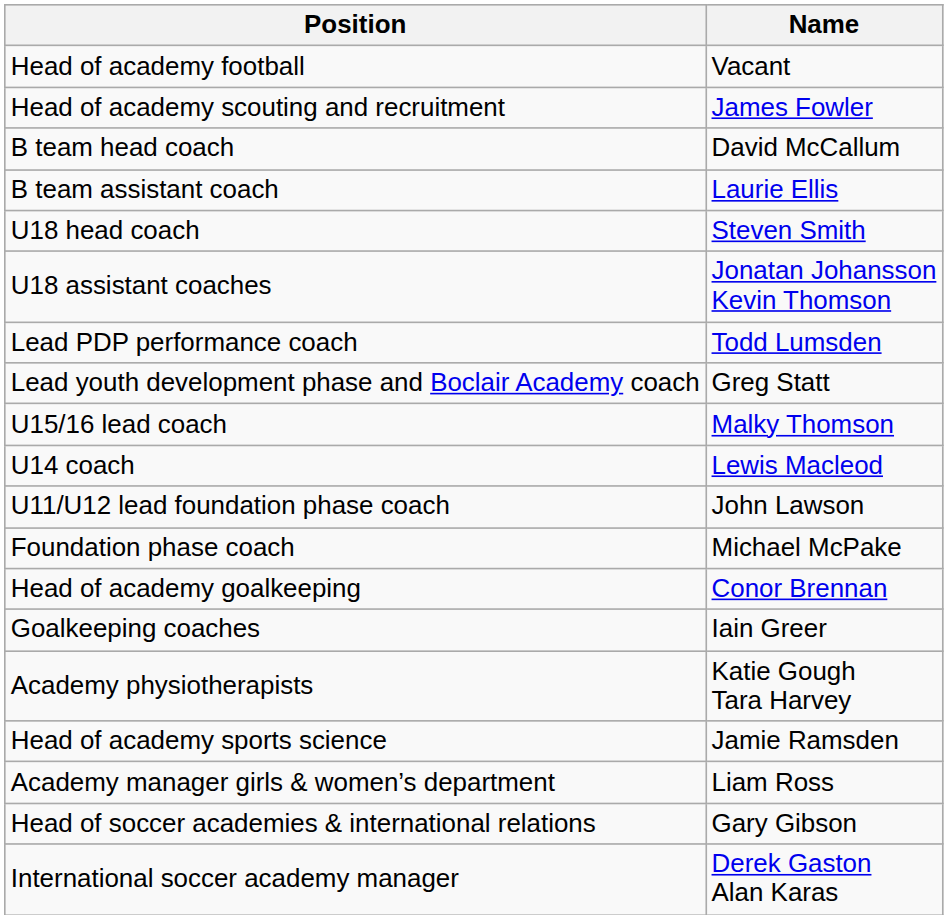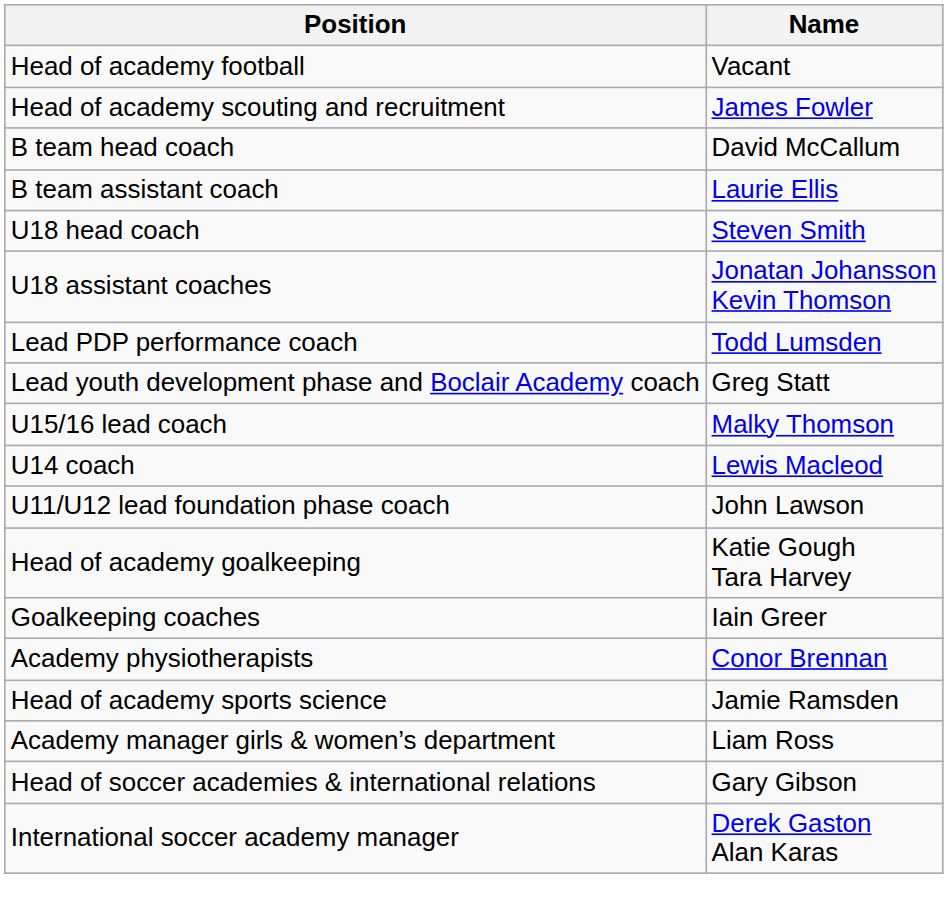- row: (153, 547)
(799, 588) Conor Brennan -> (784, 562) Katie Gough Tara Harvey
(784, 685) Katie Gough Tara Harvey -> (799, 658) Conor Brennan
